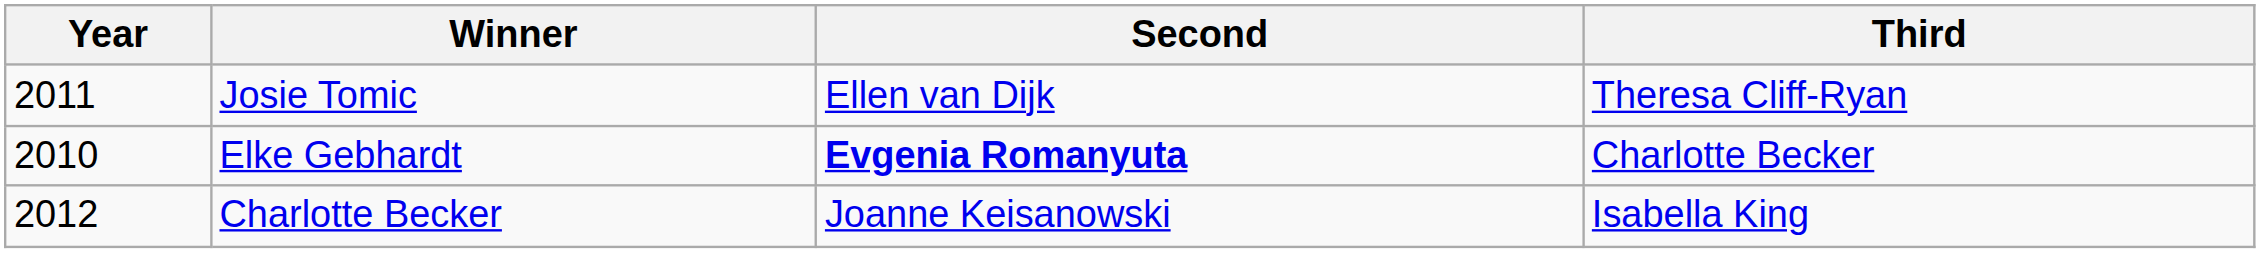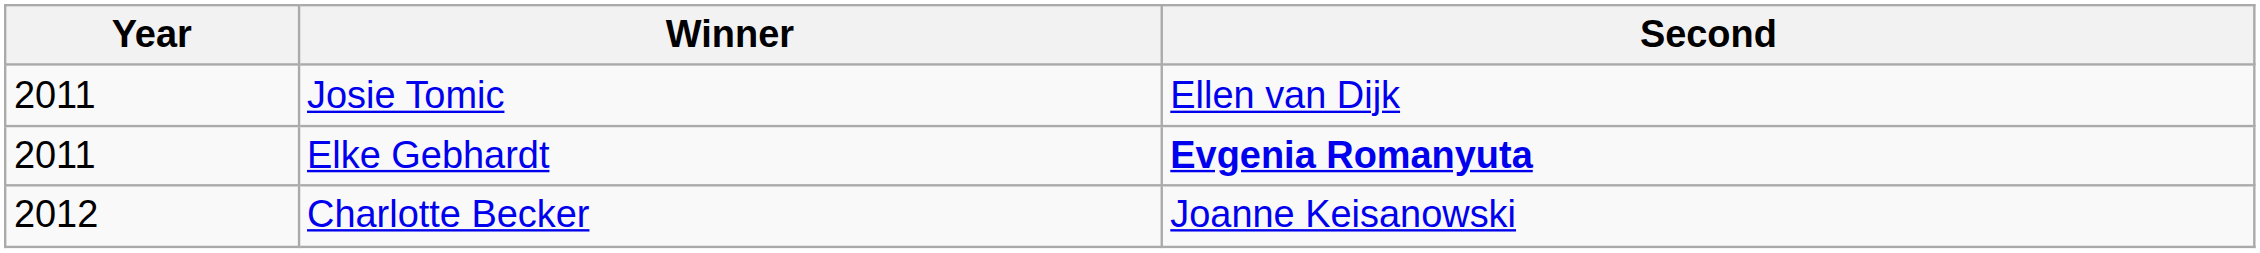- column: (1919, 34)
(56, 154) 2010 -> (55, 154) 2011
